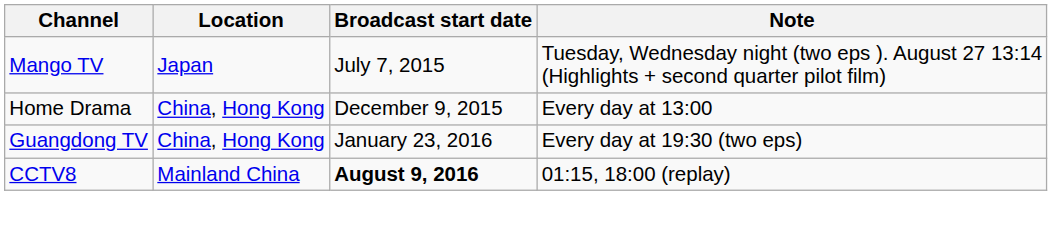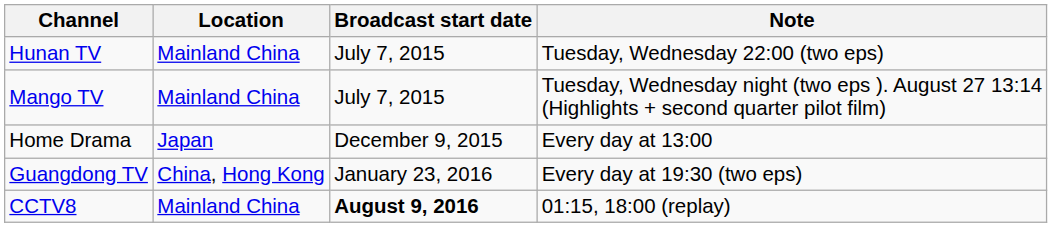+ row: (55, 53)
(185, 64) Japan -> (228, 97) Mainland China
(241, 108) China, Hong Kong -> (185, 141) Japan
